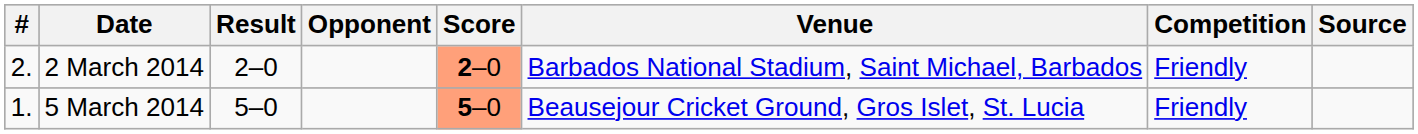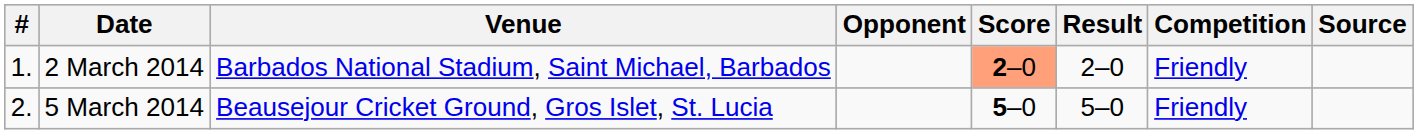columns swapped: (835, 25) <-> (256, 25)
(22, 66) 2. -> (22, 66) 1.
(22, 107) 1. -> (22, 107) 2.
(479, 107) lightsalmon background -> (1014, 107) no background
